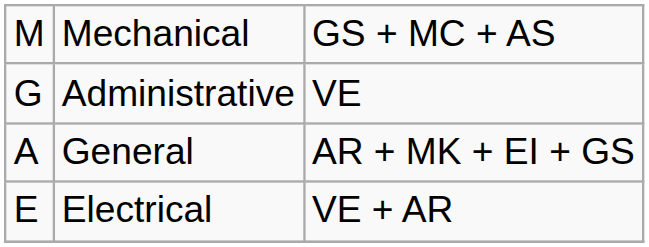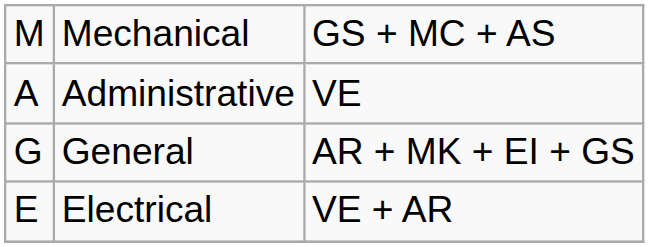(28, 92) G -> (26, 92) A
(26, 151) A -> (28, 151) G
